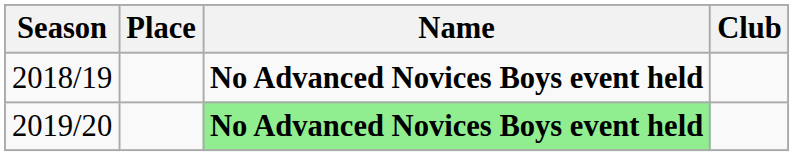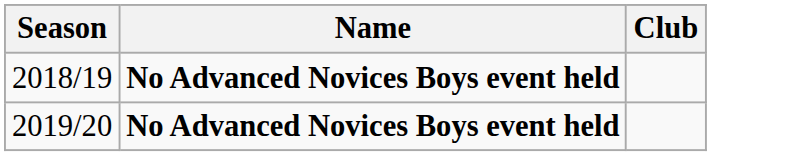- column: (161, 28)
(457, 125) lightgreen background -> (373, 125) no background
